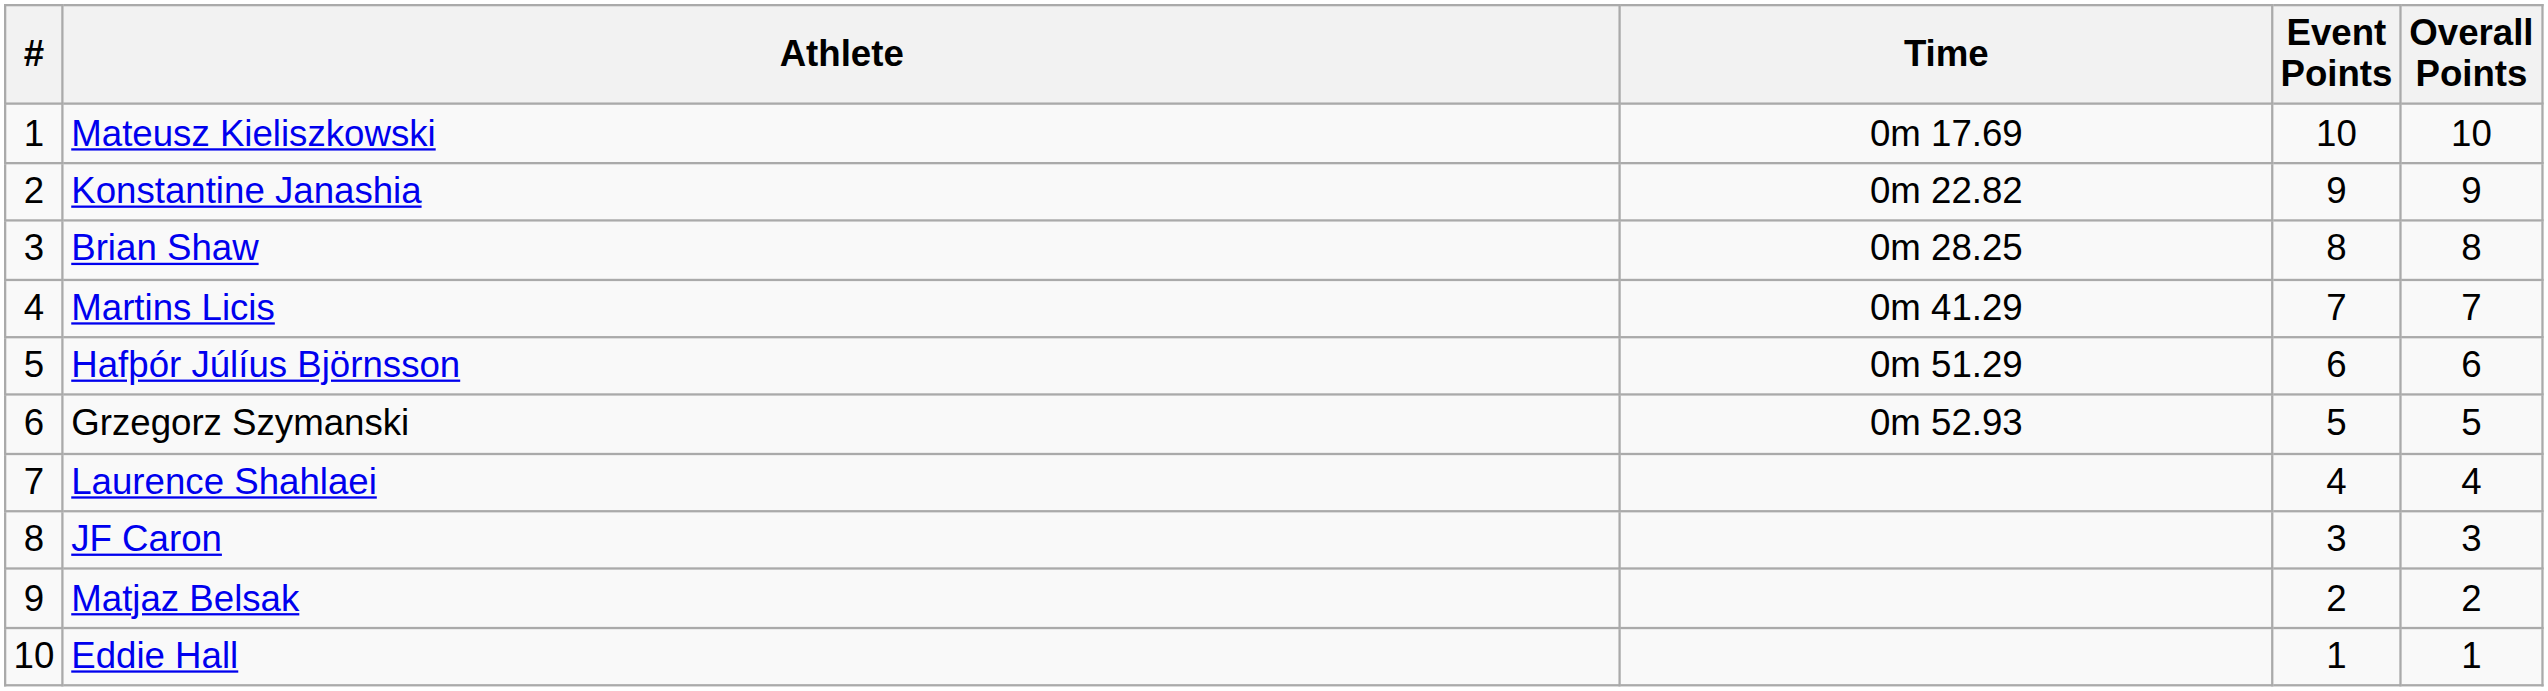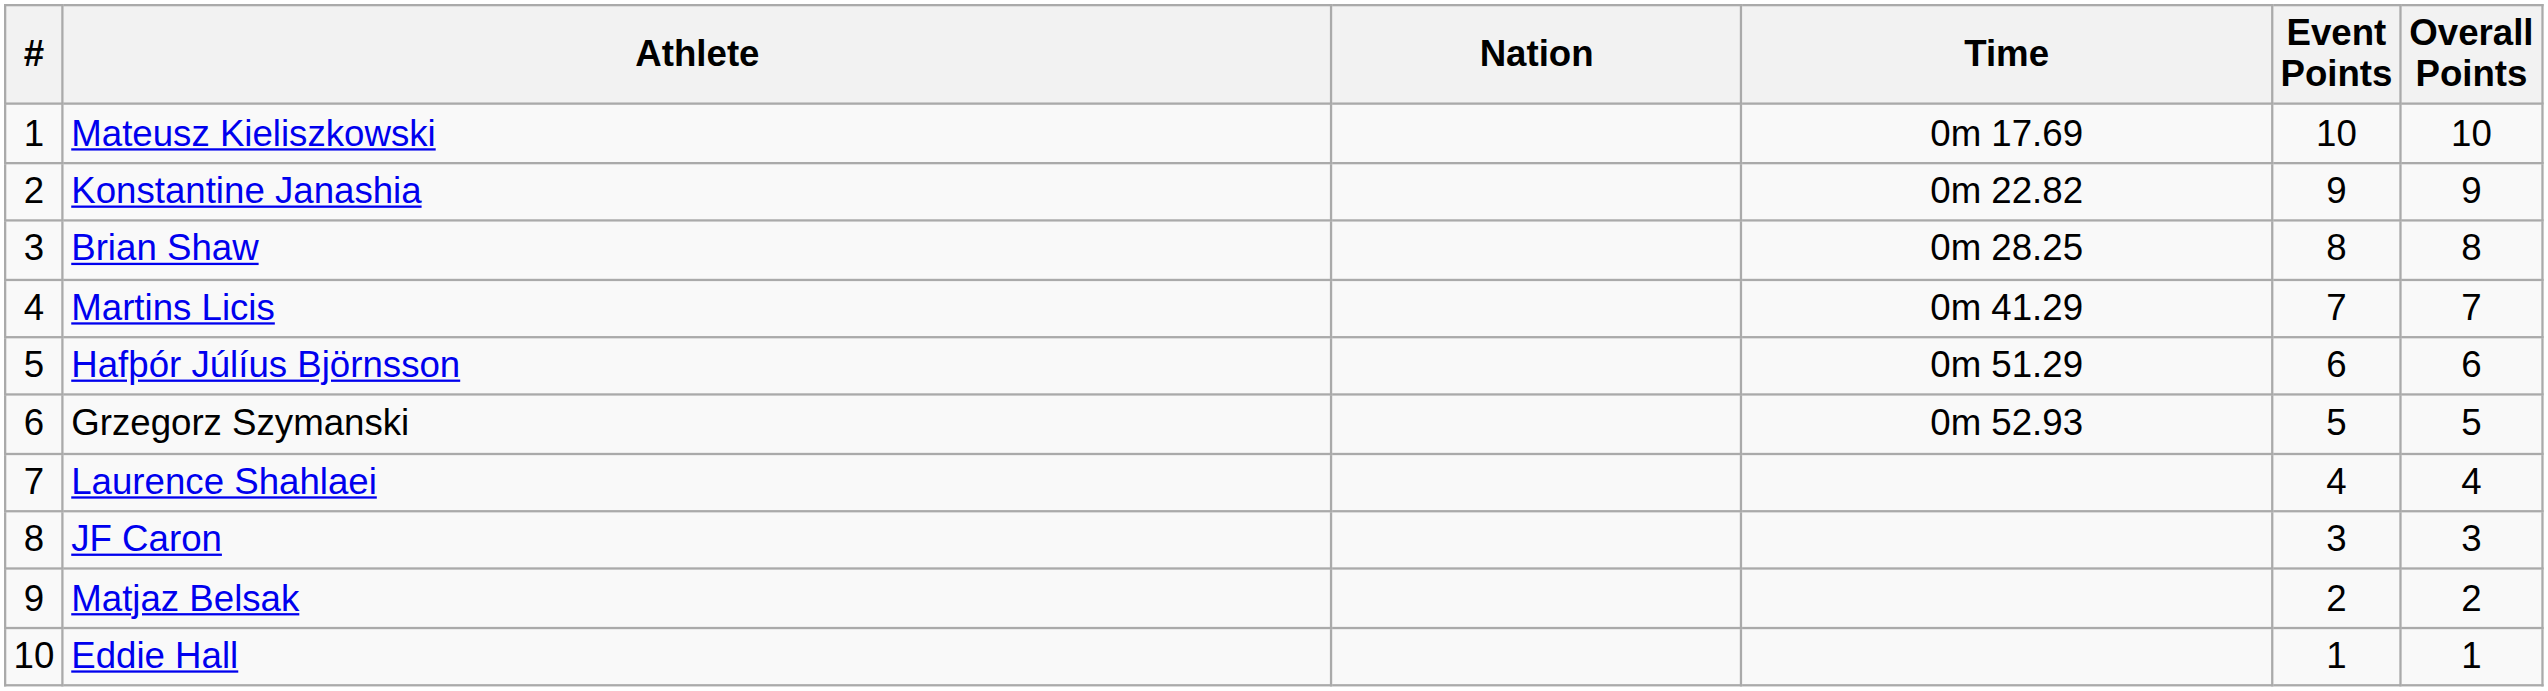+ column: (1537, 54)
